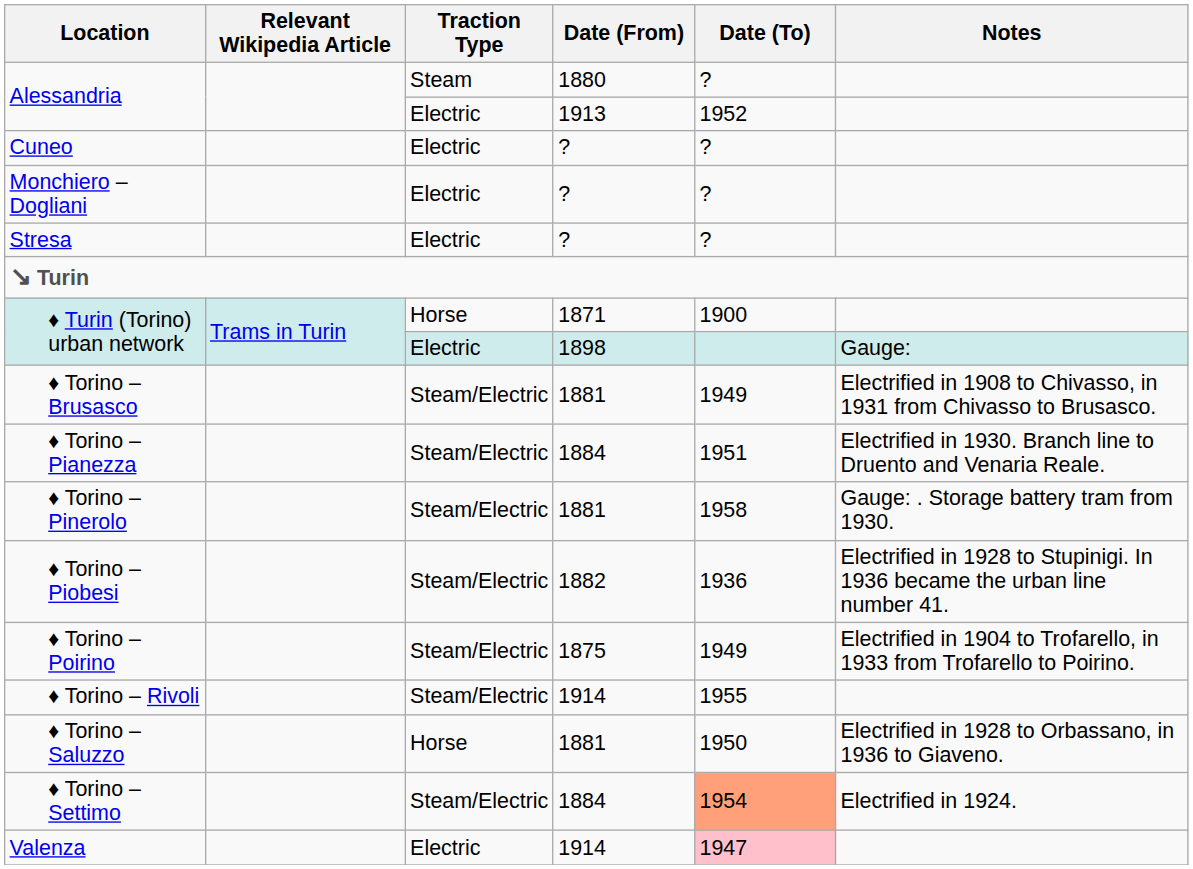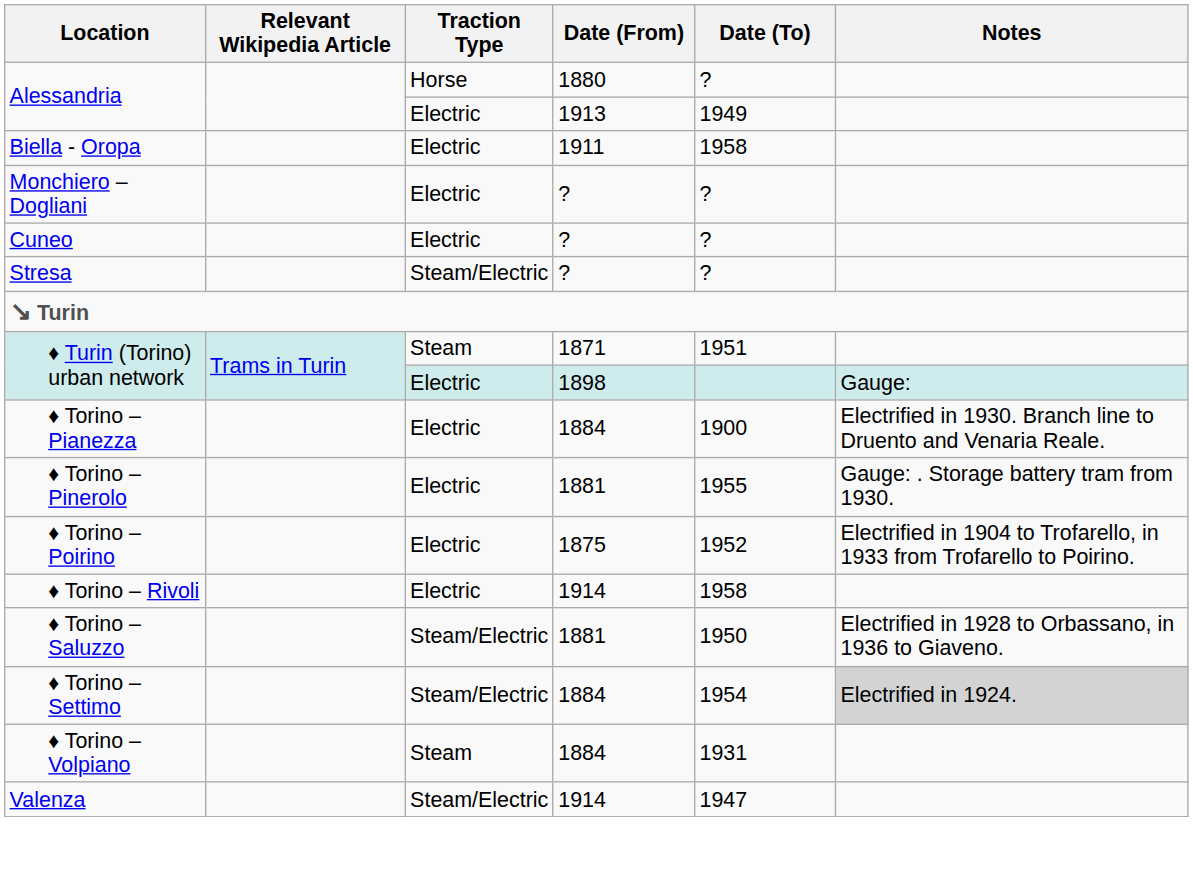(441, 79) Steam -> (439, 79) Horse
(723, 113) 1952 -> (723, 113) 1949
+ row: (75, 147)
rows swapped: (41, 147) <-> (69, 193)
(445, 239) Electric -> (479, 273) Steam/Electric
(439, 314) Horse -> (441, 348) Steam
(723, 314) 1900 -> (723, 348) 1951
- row: (95, 394)
(479, 452) Steam/Electric -> (445, 428) Electric
(723, 452) 1951 -> (723, 428) 1900
(479, 510) Steam/Electric -> (445, 486) Electric
(723, 510) 1958 -> (723, 486) 1955
- row: (95, 580)
(479, 651) Steam/Electric -> (445, 544) Electric
(723, 651) 1949 -> (723, 544) 1952
(479, 697) Steam/Electric -> (445, 590) Electric
(723, 697) 1955 -> (723, 590) 1958
(439, 743) Horse -> (479, 636) Steam/Electric
(723, 801) lightsalmon background -> (723, 695) no background
(929, 801) no background -> (929, 695) lightgrey background
+ row: (95, 753)
(445, 847) Electric -> (479, 799) Steam/Electric
(723, 847) pink background -> (723, 799) no background
